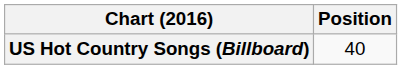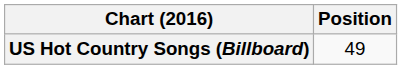(355, 49) 40 -> (355, 49) 49
